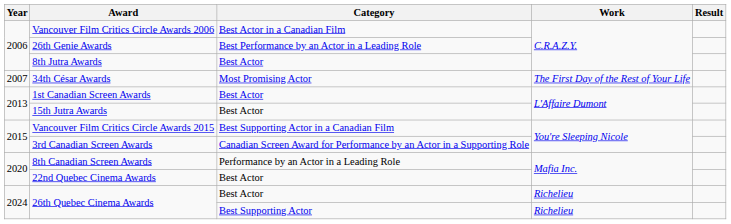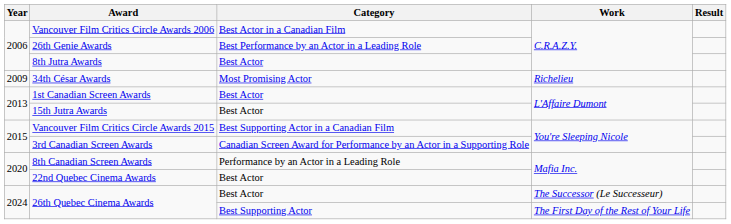(17, 78) 2007 -> (17, 78) 2009
(612, 78) The First Day of the Rest of Your Life -> (554, 78) Richelieu
(554, 194) Richelieu -> (598, 194) The Successor (Le Successeur)
(554, 210) Richelieu -> (612, 210) The First Day of the Rest of Your Life
